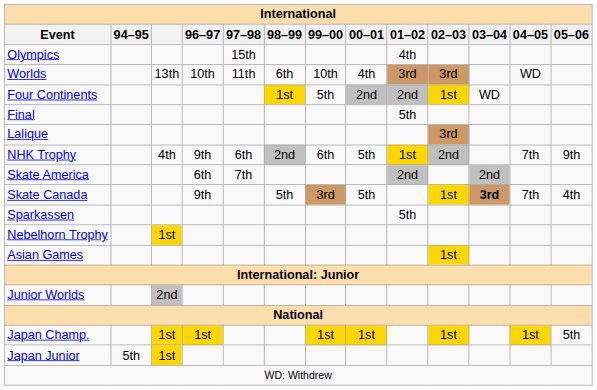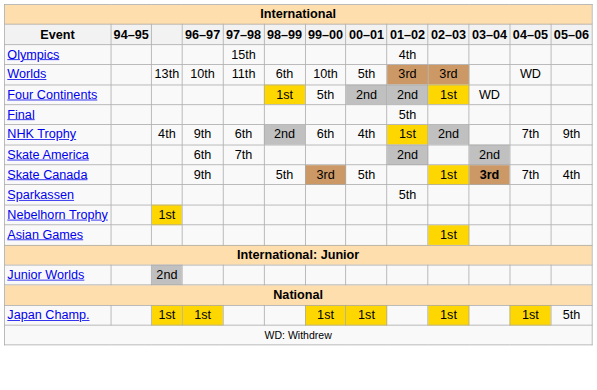(367, 74) 4th -> (367, 74) 5th
- row: (28, 134)
(367, 154) 5th -> (367, 134) 4th
- row: (44, 355)
